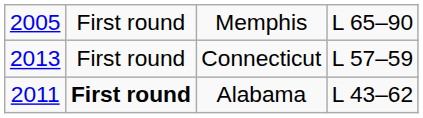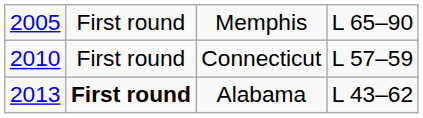(35, 58) 2013 -> (35, 58) 2010
(35, 94) 2011 -> (35, 94) 2013
